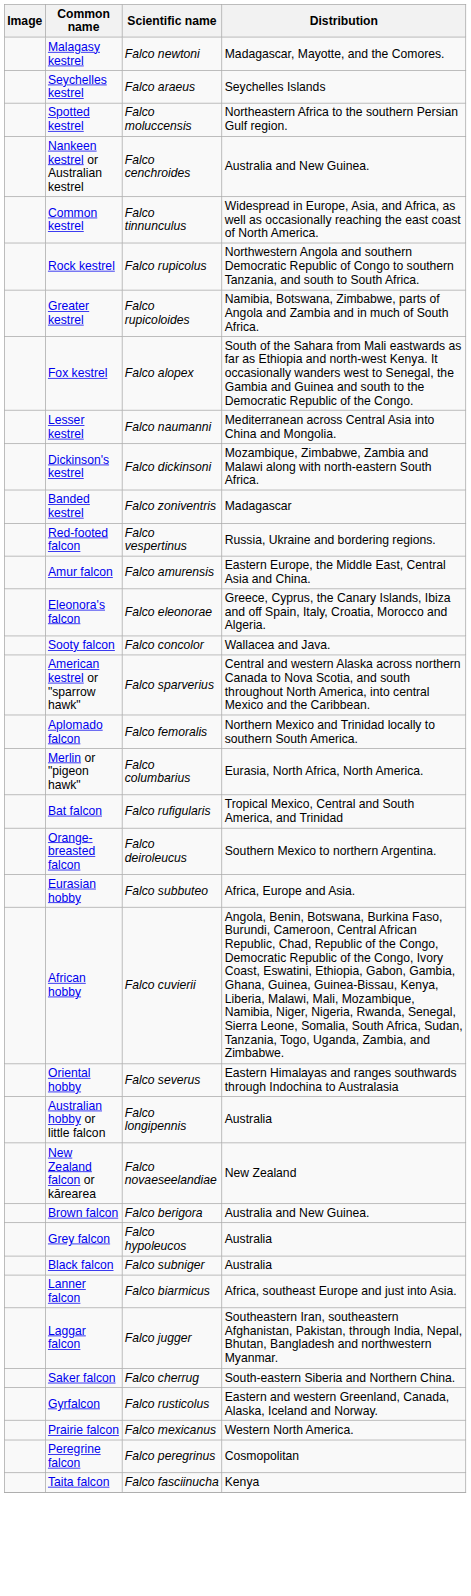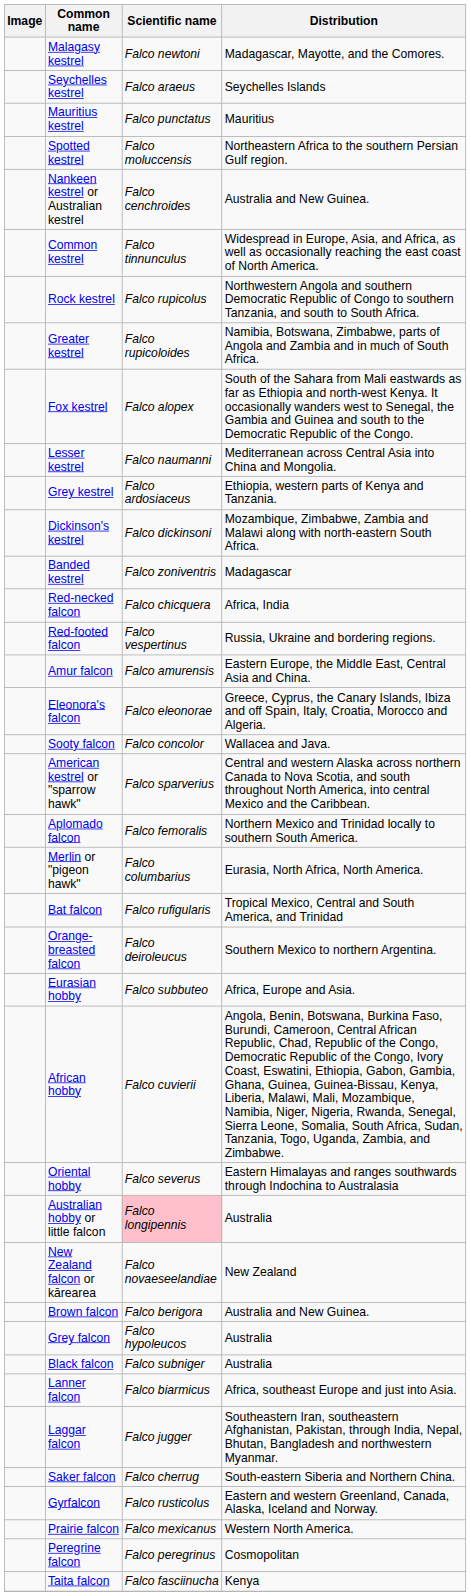+ row: (73, 119)
+ row: (81, 493)
+ row: (81, 605)
(156, 1119) no background -> (156, 1218) pink background
